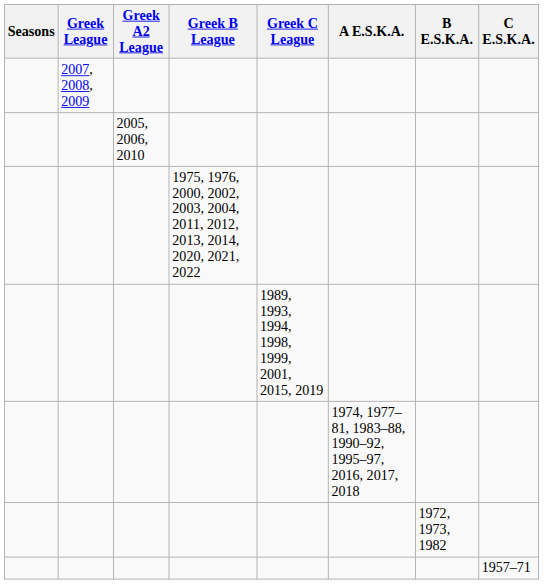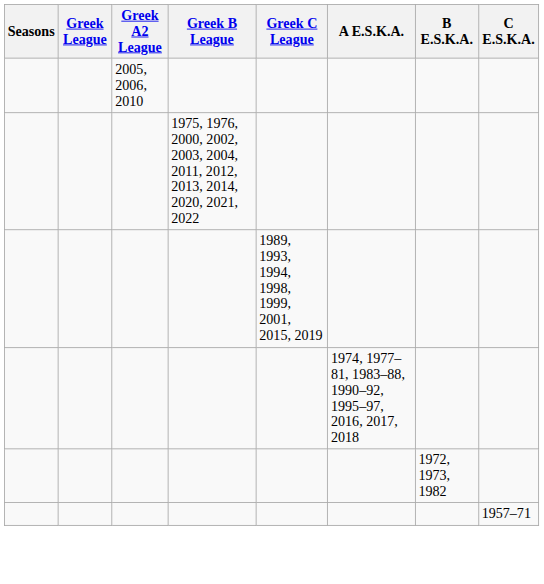- row: (77, 85)
